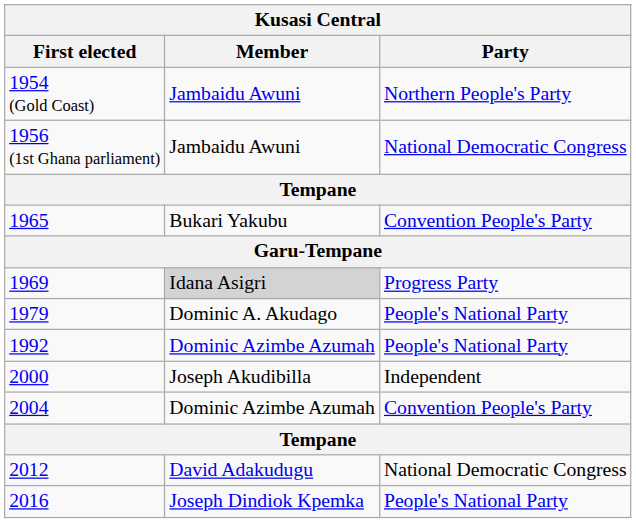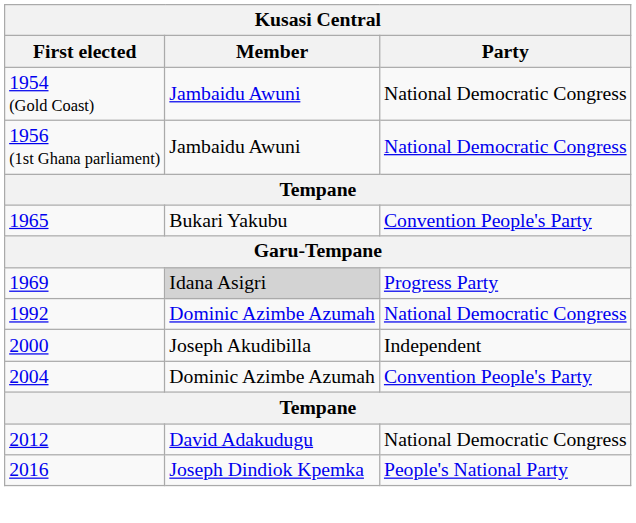(478, 93) Northern People's Party -> (505, 93) National Democratic Congress
- row: (29, 314)
(476, 345) People's National Party -> (505, 314) National Democratic Congress
